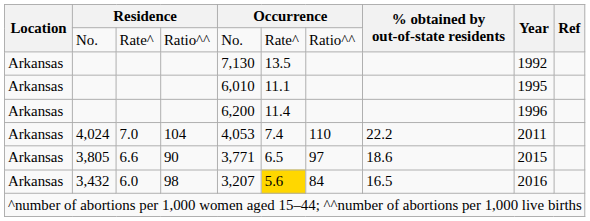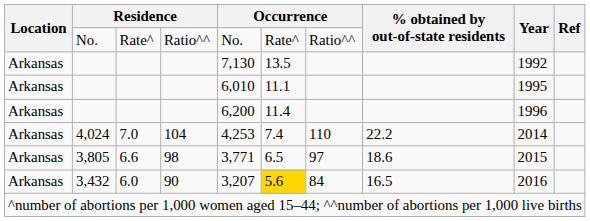(238, 134) 4,053 -> (238, 134) 4,253
(532, 134) 2011 -> (532, 134) 2014
(171, 157) 90 -> (171, 157) 98
(171, 181) 98 -> (171, 181) 90
